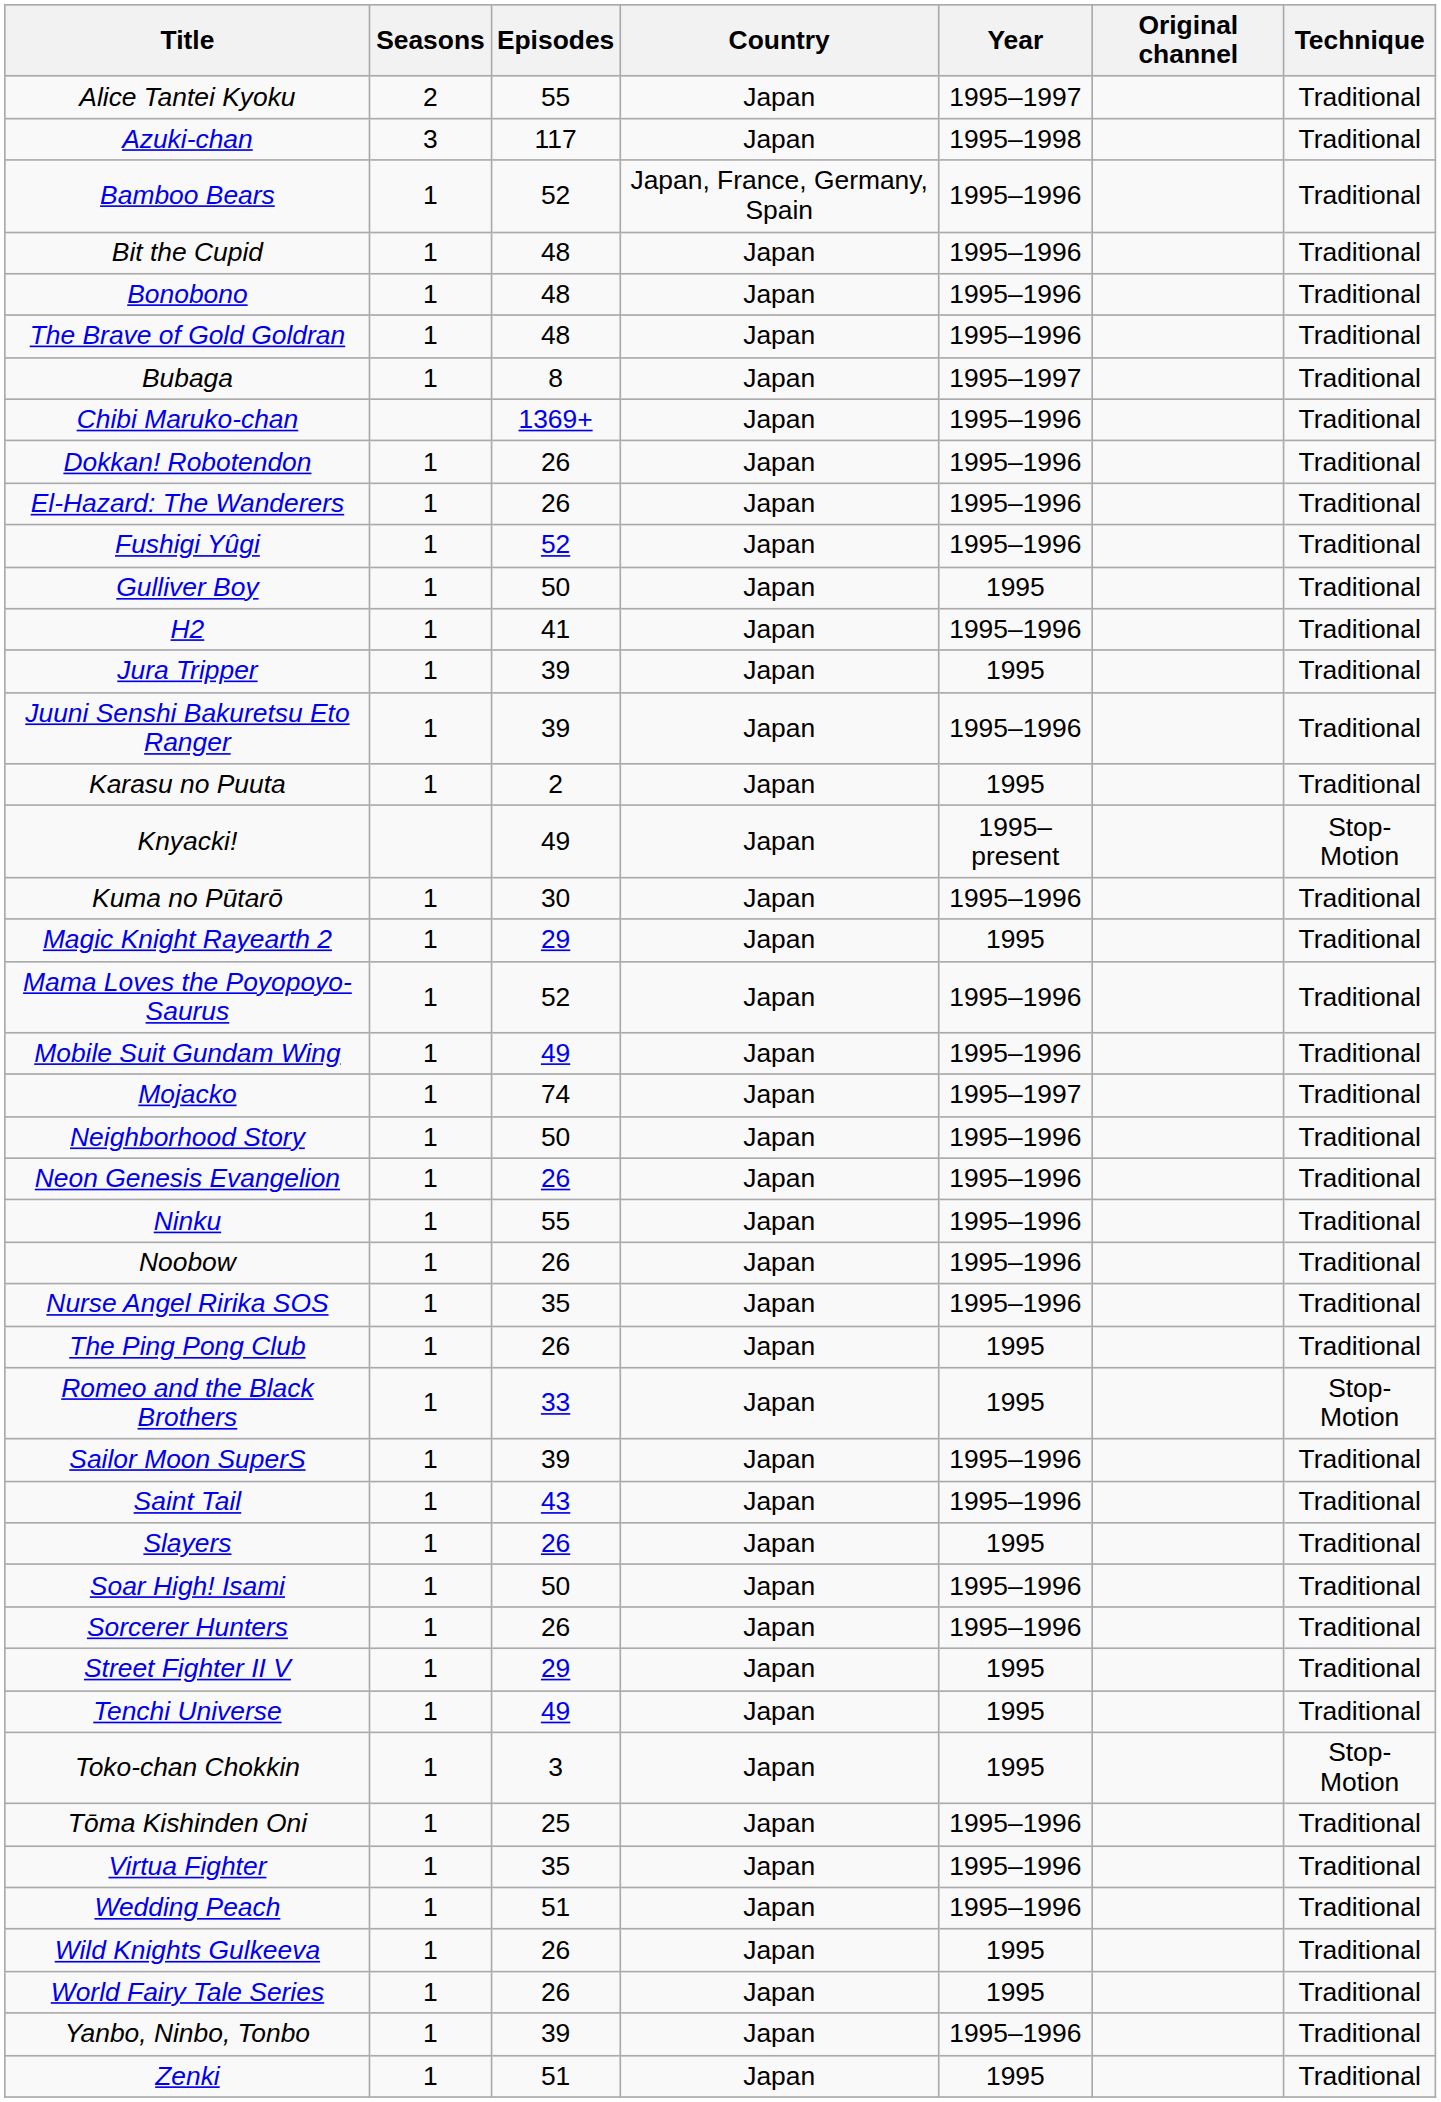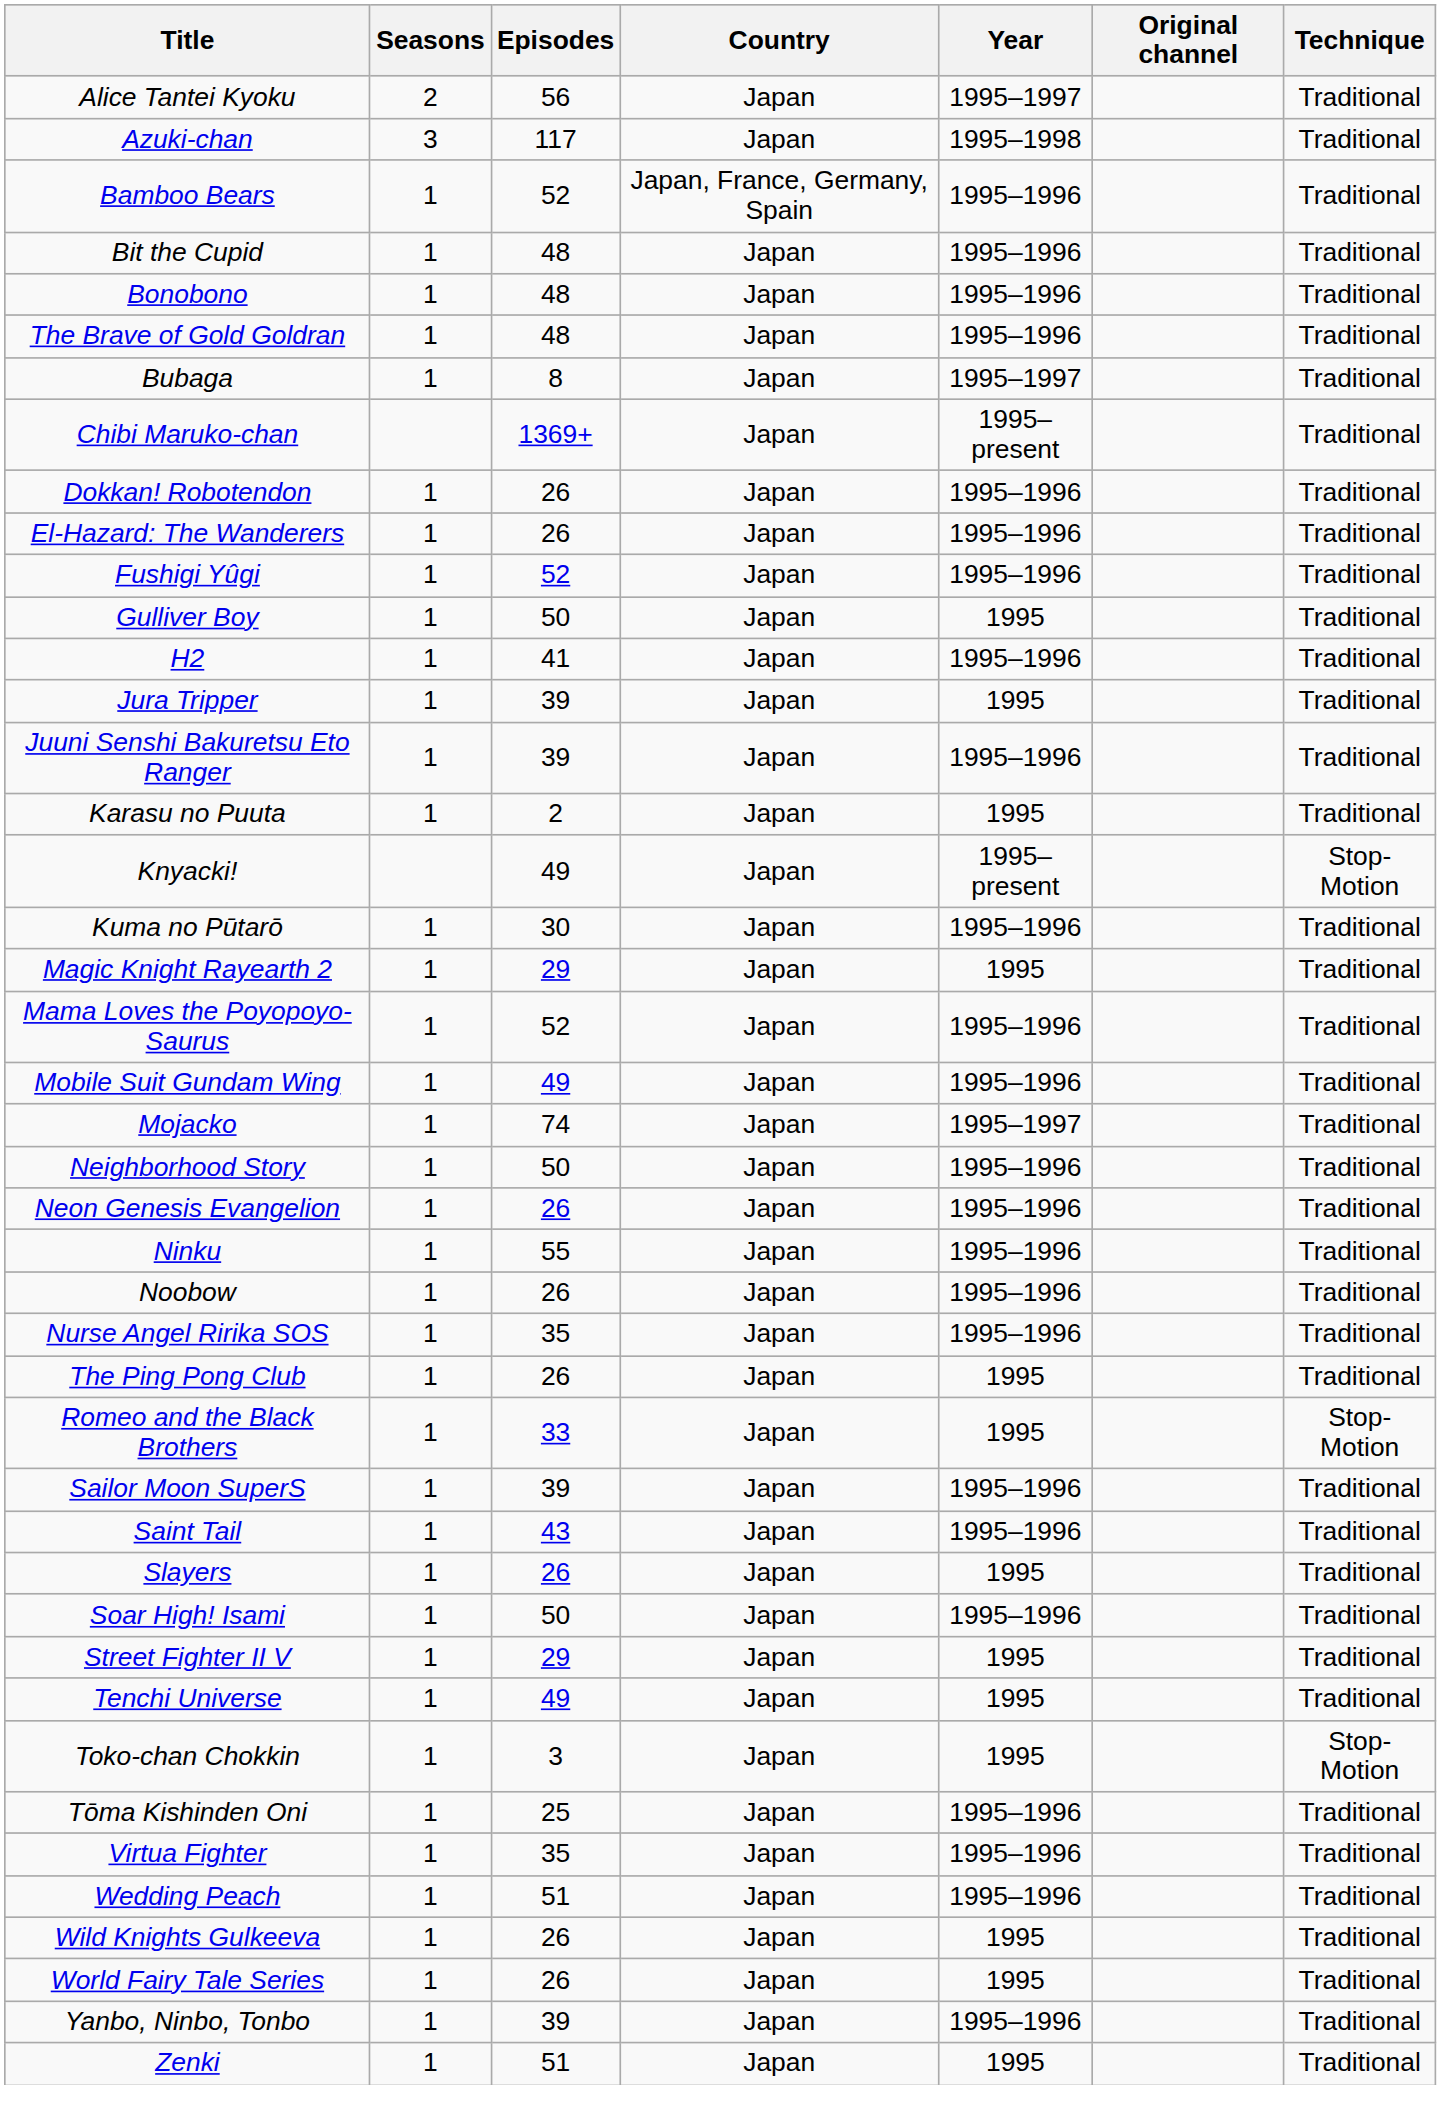(556, 97) 55 -> (556, 97) 56
(1015, 419) 1995–1996 -> (1015, 434) 1995–present
- row: (187, 1627)
